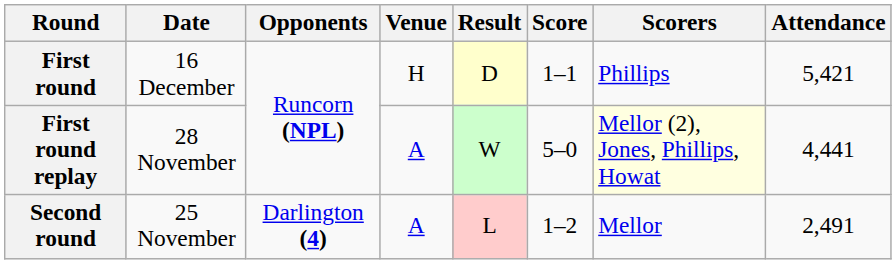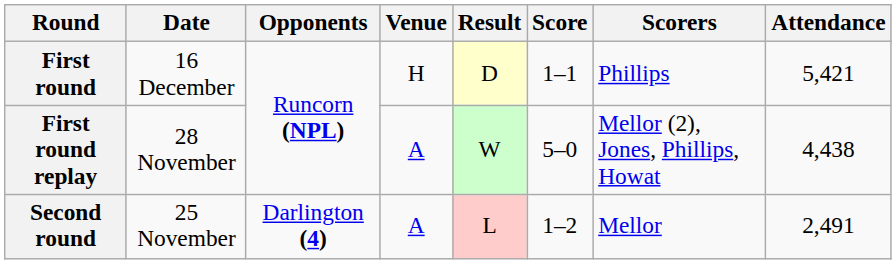(669, 149) lightyellow background -> (669, 149) no background
(828, 149) 4,441 -> (828, 149) 4,438
